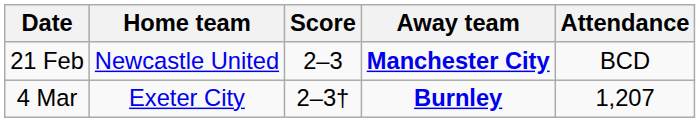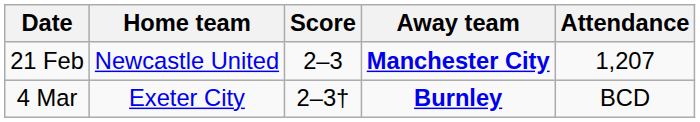(625, 60) BCD -> (625, 60) 1,207
(625, 98) 1,207 -> (625, 98) BCD
